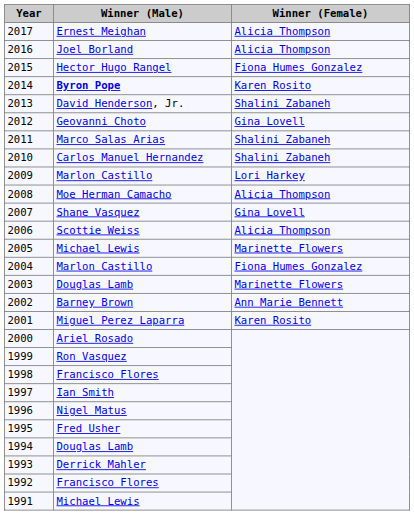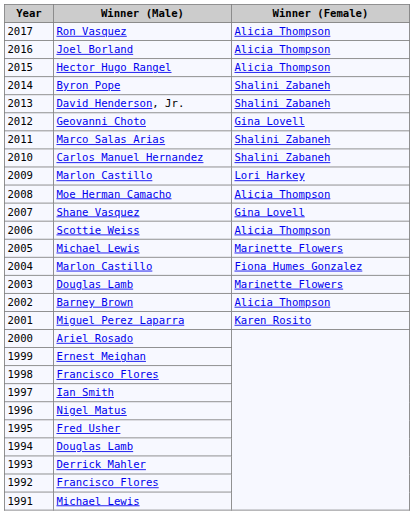(101, 32) Ernest Meighan -> (92, 32) Ron Vasquez
(298, 68) Fiona Humes Gonzalez -> (282, 68) Alicia Thompson
(88, 86) bold -> (88, 86) normal
(273, 86) Karen Rosito -> (282, 86) Shalini Zabaneh
(289, 302) Ann Marie Bennett -> (282, 302) Alicia Thompson
(92, 357) Ron Vasquez -> (101, 357) Ernest Meighan
